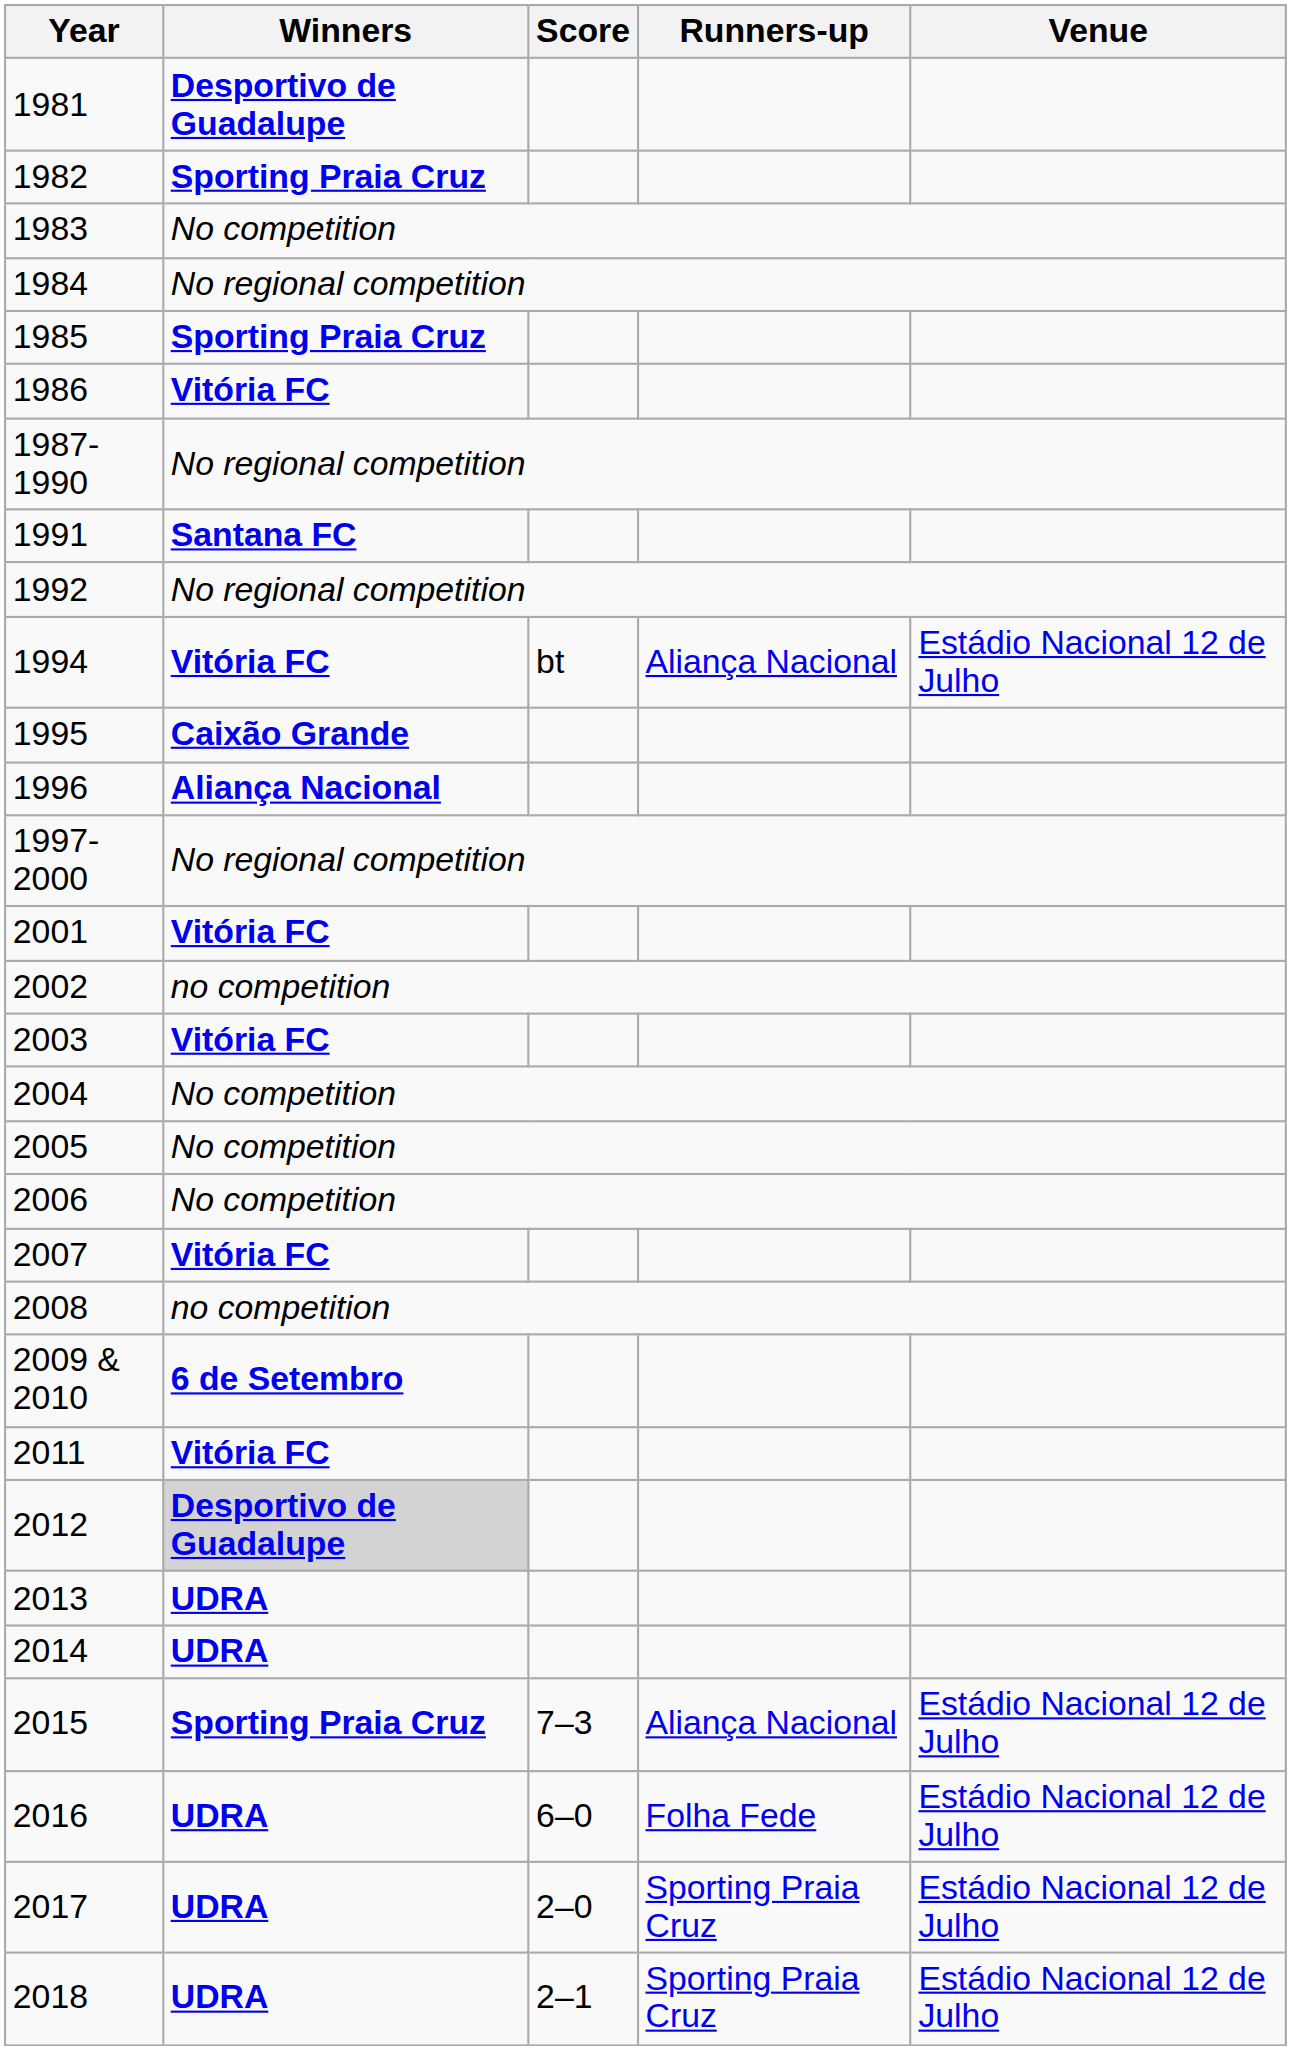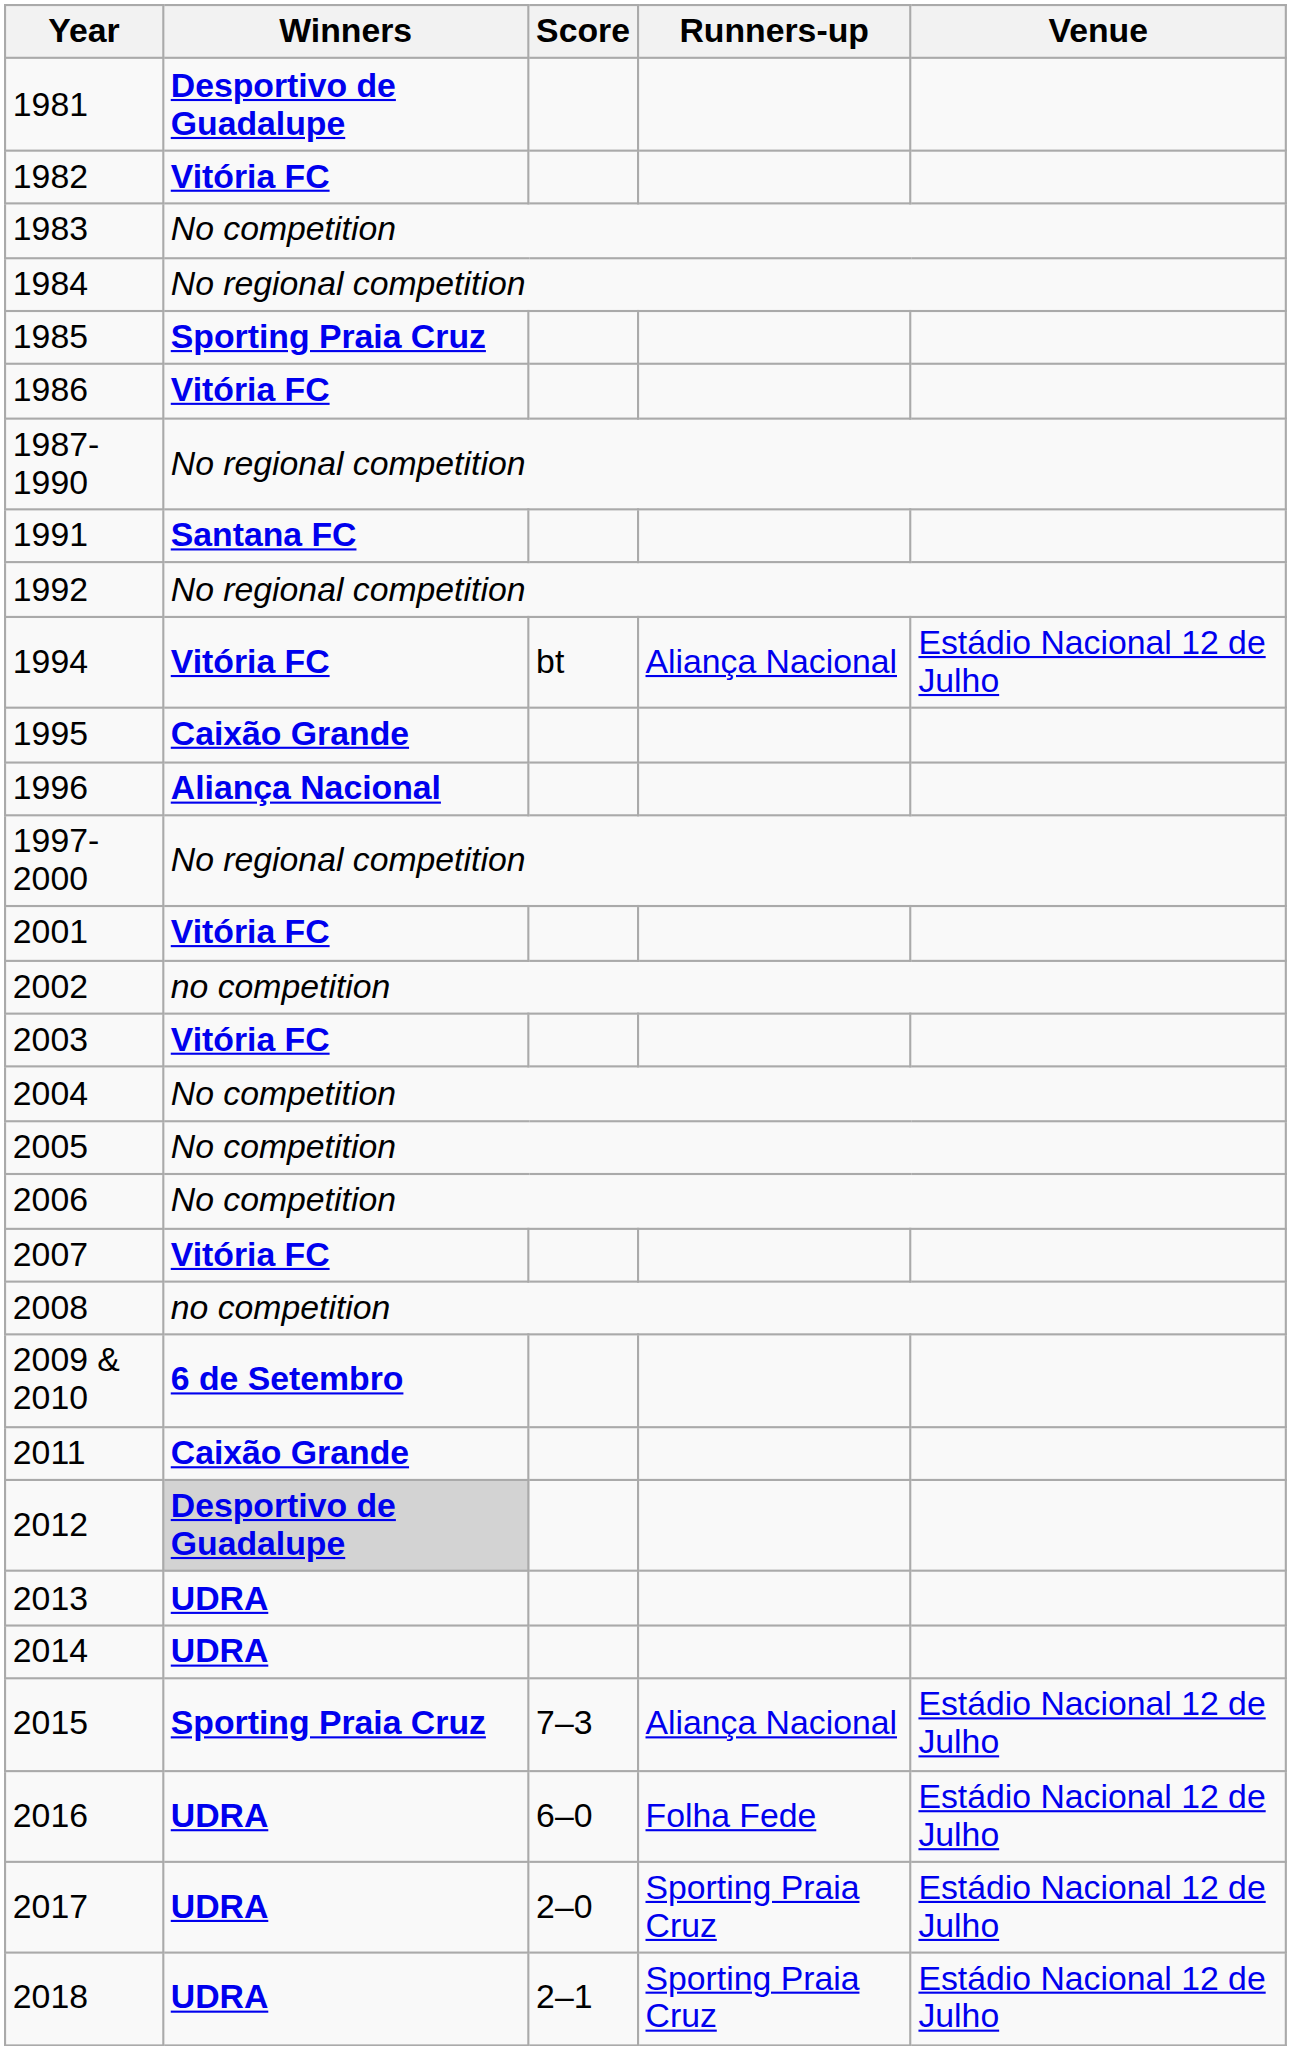(328, 176) Sporting Praia Cruz -> (250, 176) Vitória FC
(250, 1452) Vitória FC -> (290, 1452) Caixão Grande
